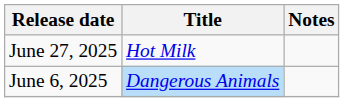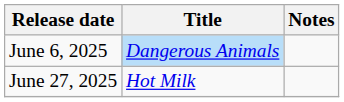rows swapped: (58, 81) <-> (63, 50)
